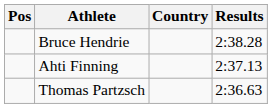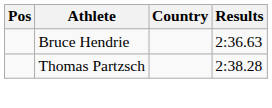(239, 41) 2:38.28 -> (239, 41) 2:36.63
- row: (78, 66)
(239, 90) 2:36.63 -> (239, 66) 2:38.28
